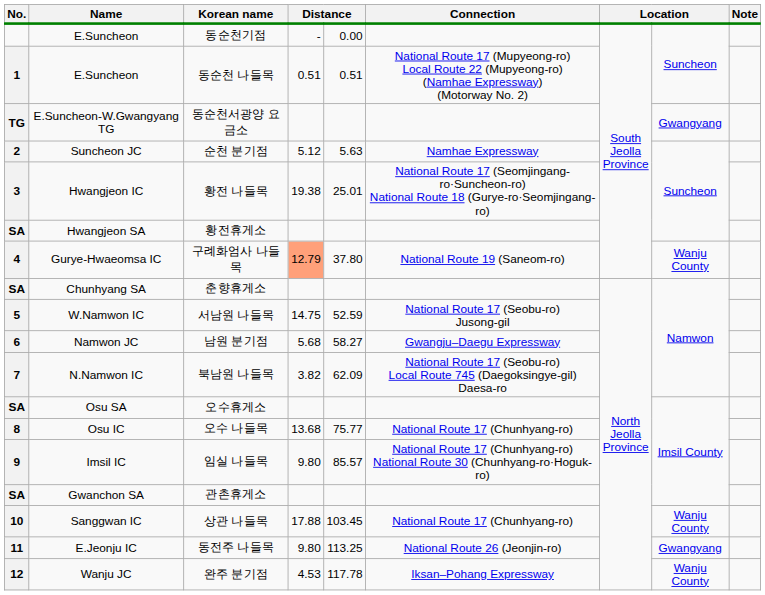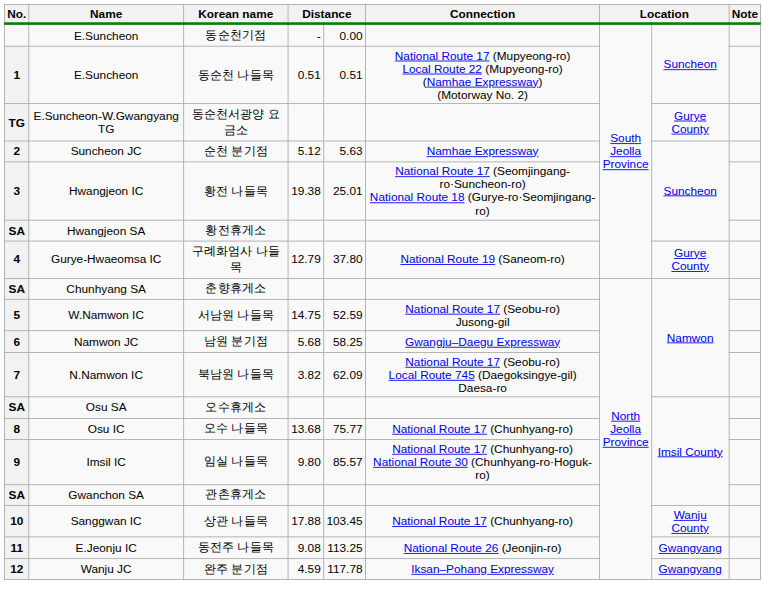(690, 122) Gwangyang -> (690, 122) Gurye County
(306, 259) lightsalmon background -> (306, 259) no background
(690, 259) Wanju County -> (690, 259) Gurye County
(348, 341) 58.27 -> (348, 341) 58.25
(309, 547) 9.80 -> (309, 547) 9.08
(309, 574) 4.53 -> (309, 569) 4.59
(690, 574) Wanju County -> (690, 569) Gwangyang
